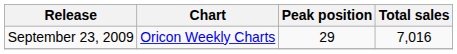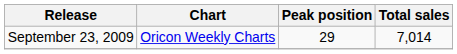(414, 37) 7,016 -> (414, 37) 7,014
